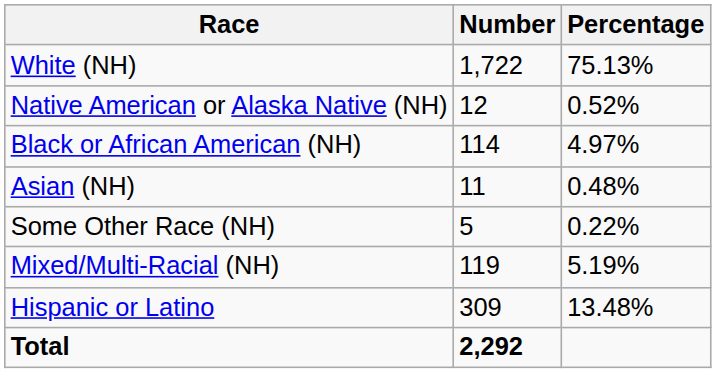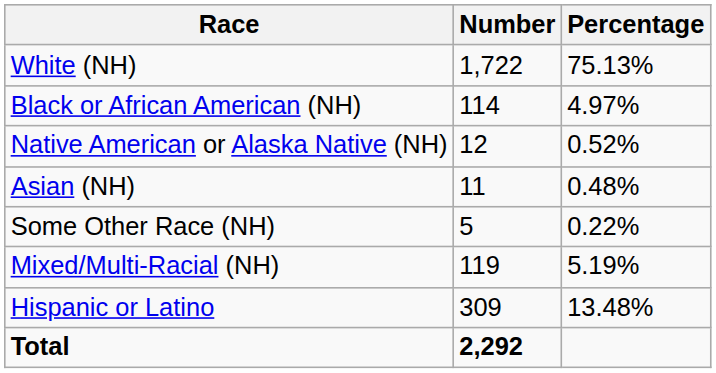rows swapped: (186, 145) <-> (229, 105)
